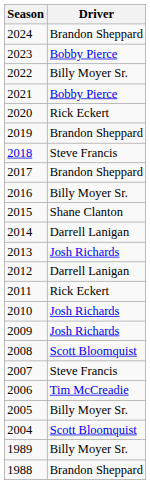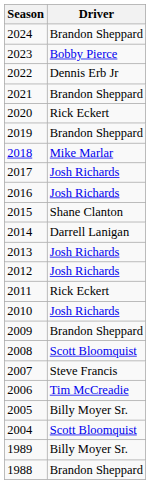(89, 73) Billy Moyer Sr. -> (84, 73) Dennis Erb Jr
(84, 93) Bobby Pierce -> (96, 93) Brandon Sheppard
(84, 152) Steve Francis -> (81, 152) Mike Marlar
(96, 172) Brandon Sheppard -> (85, 172) Josh Richards
(89, 192) Billy Moyer Sr. -> (85, 192) Josh Richards
(89, 271) Darrell Lanigan -> (85, 271) Josh Richards
(85, 331) Josh Richards -> (96, 331) Brandon Sheppard
